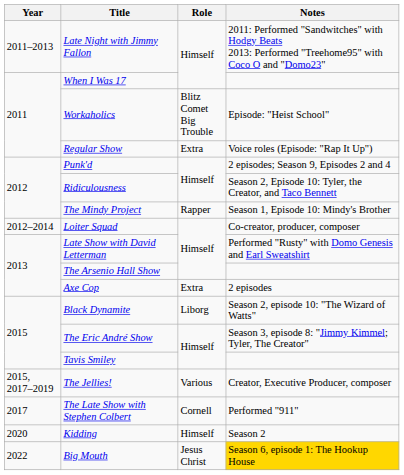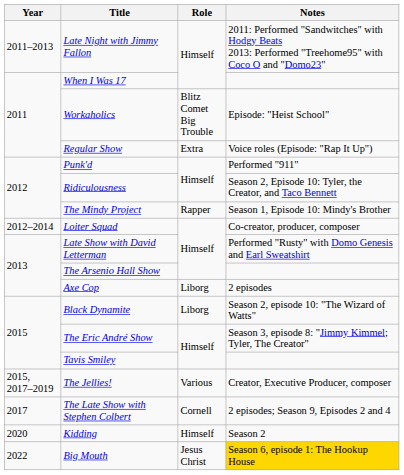(309, 165) 2 episodes; Season 9, Episodes 2 and 4 -> (263, 165) Performed "911"
(192, 287) Extra -> (195, 287) Liborg
(263, 411) Performed "911" -> (309, 411) 2 episodes; Season 9, Episodes 2 and 4
